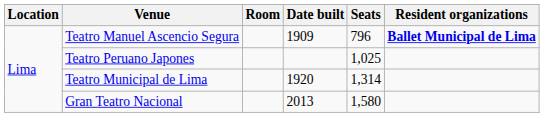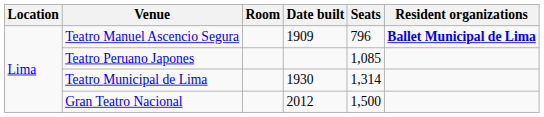(366, 58) 1,025 -> (366, 58) 1,085
(300, 79) 1920 -> (300, 79) 1930
(300, 101) 2013 -> (300, 101) 2012
(366, 101) 1,580 -> (366, 101) 1,500
